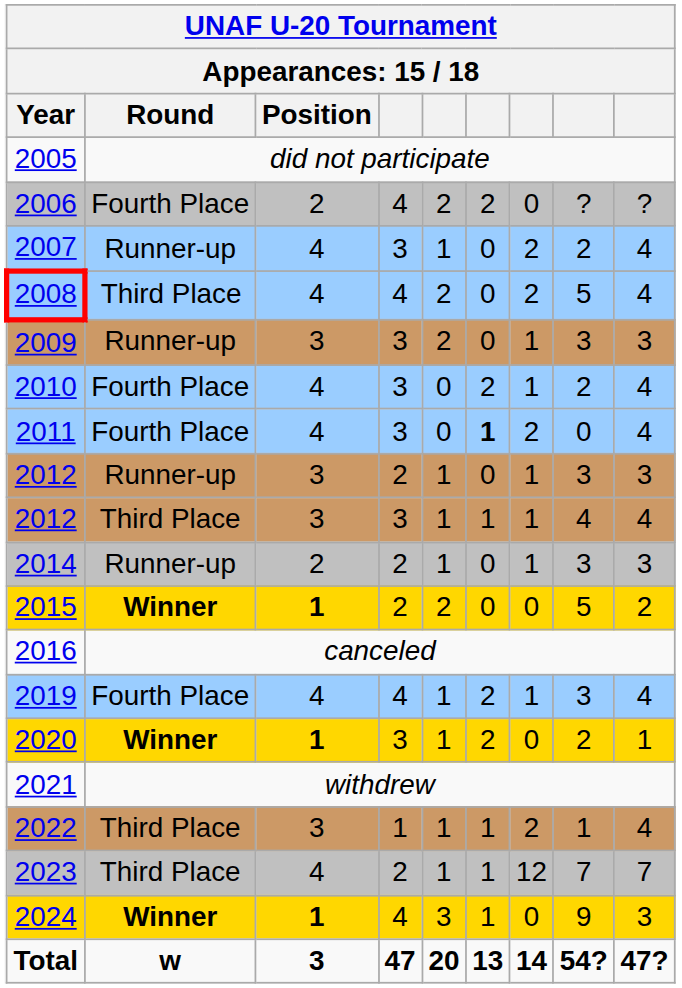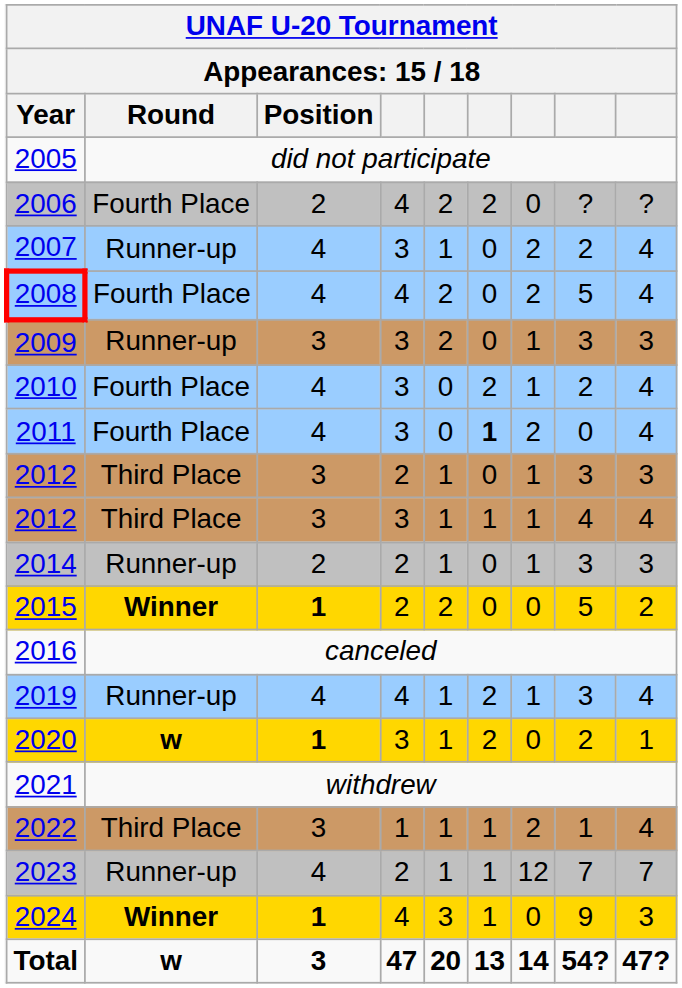(171, 294) Third Place -> (172, 294) Fourth Place
(170, 475) Runner-up -> (171, 475) Third Place
(170, 695) Fourth Place -> (171, 695) Runner-up
(170, 739) Winner -> (171, 739) w
(170, 872) Third Place -> (171, 872) Runner-up
